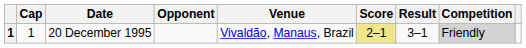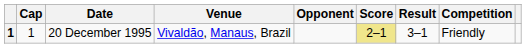columns swapped: (287, 14) <-> (186, 14)
(463, 33) lightgrey background -> (463, 33) no background
